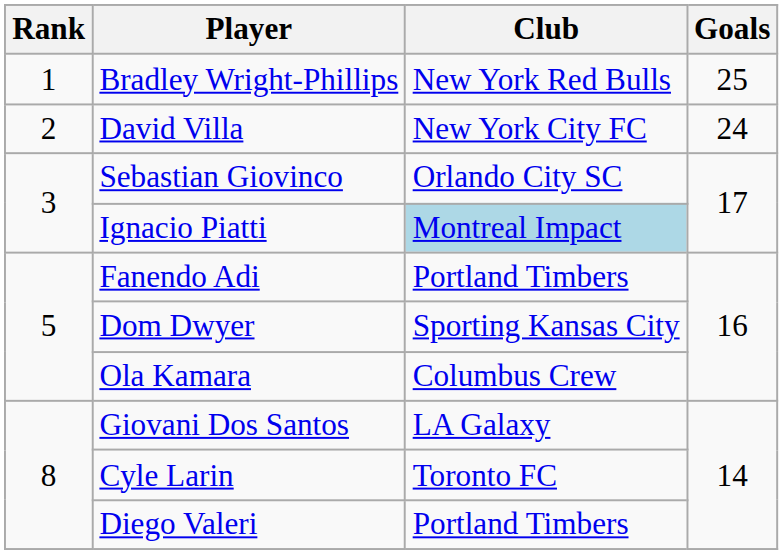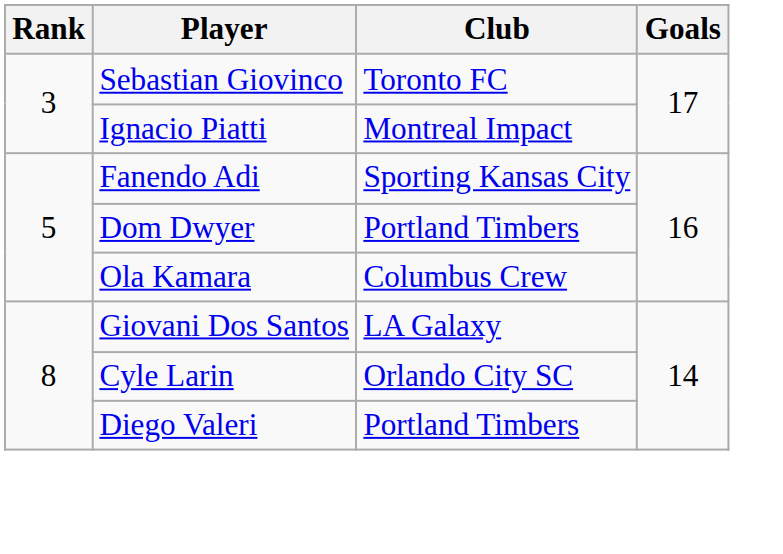- row: (249, 78)
- row: (171, 128)
(518, 177) Orlando City SC -> (436, 78) Toronto FC
(517, 227) lightblue background -> (468, 128) no background
(521, 276) Portland Timbers -> (497, 177) Sporting Kansas City
(546, 326) Sporting Kansas City -> (471, 227) Portland Timbers
(485, 474) Toronto FC -> (468, 375) Orlando City SC
